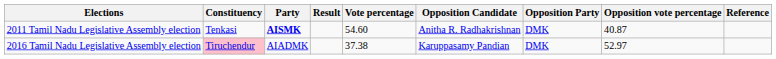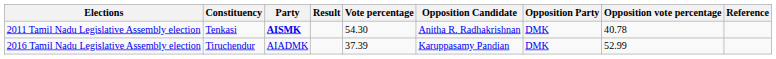(356, 29) 54.60 -> (356, 29) 54.30
(615, 29) 40.87 -> (615, 29) 40.78
(230, 46) pink background -> (230, 46) no background
(356, 46) 37.38 -> (356, 46) 37.39
(615, 46) 52.97 -> (615, 46) 52.99
